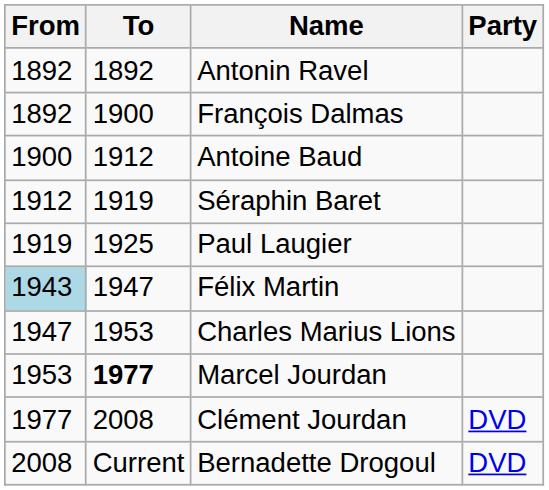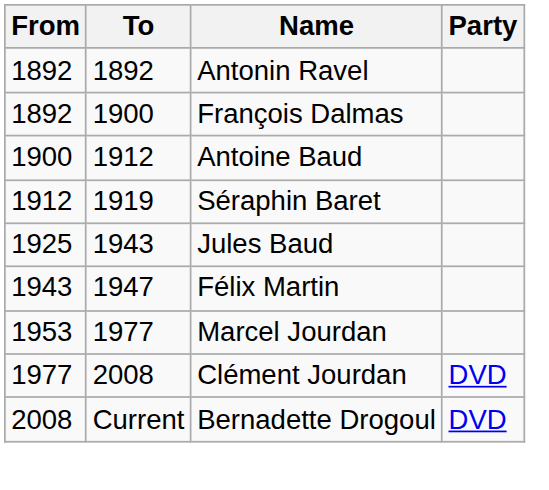- row: (274, 244)
+ row: (265, 244)
(42, 288) lightblue background -> (42, 288) no background
- row: (326, 331)
(123, 375) bold -> (123, 331) normal
